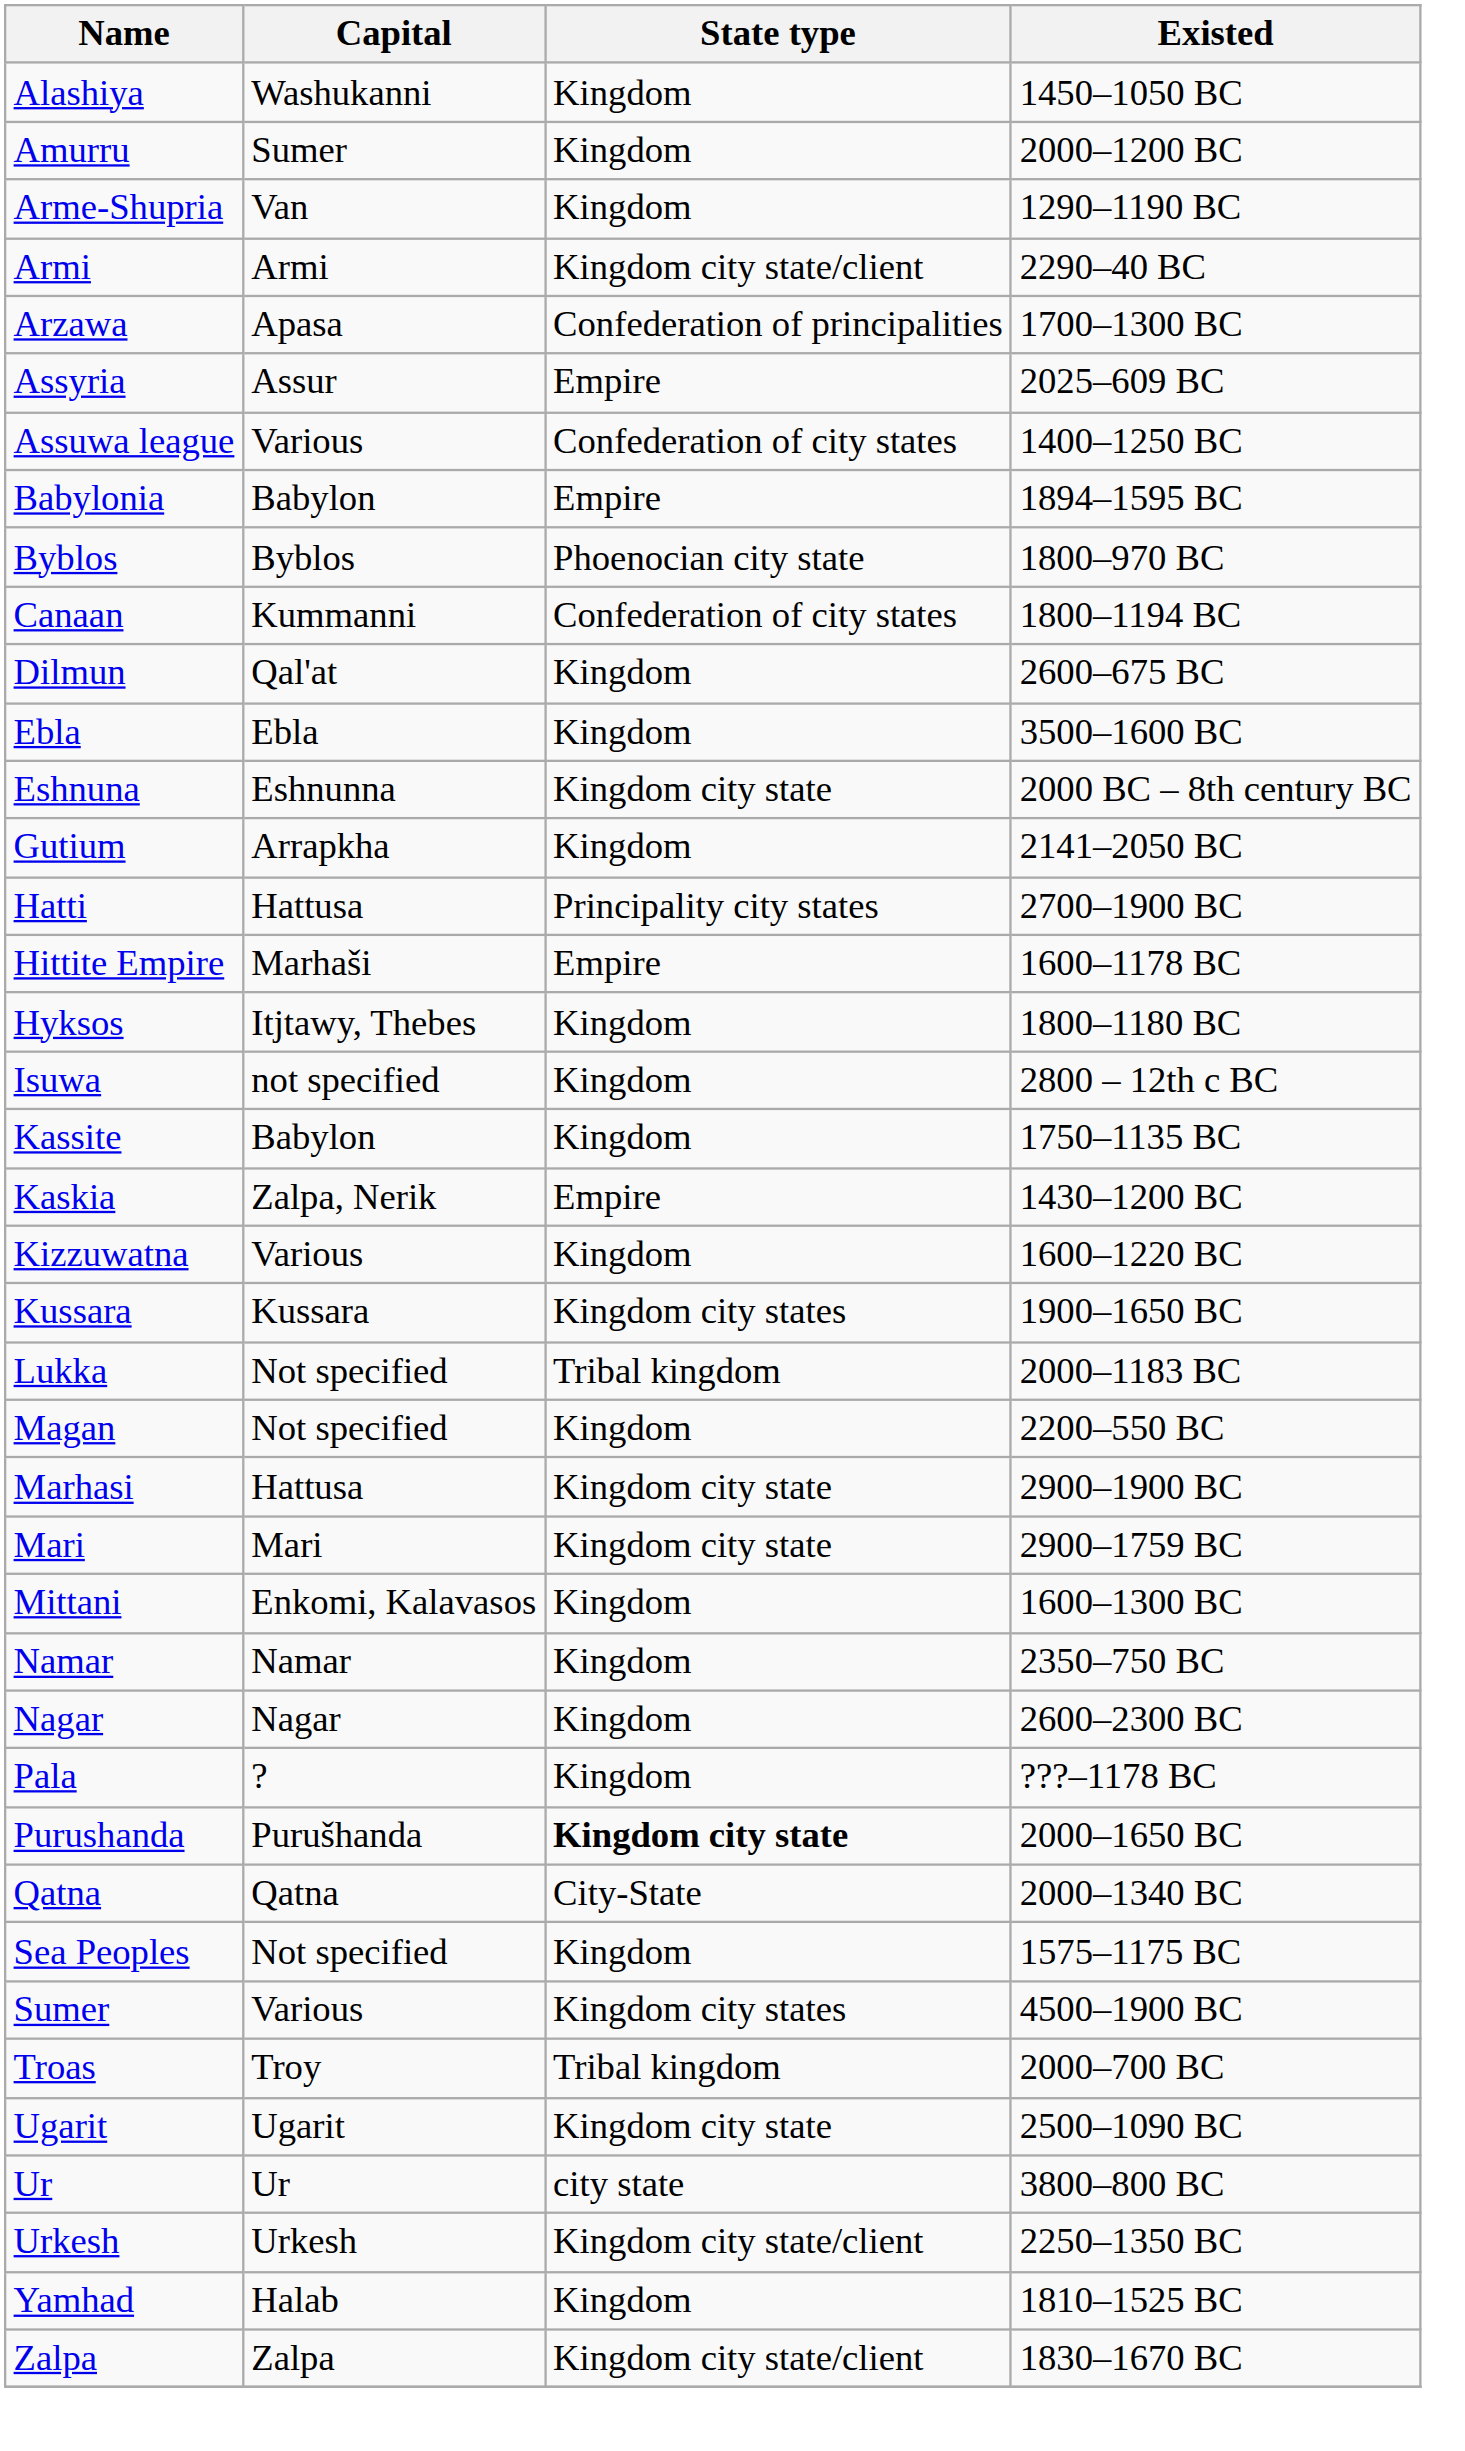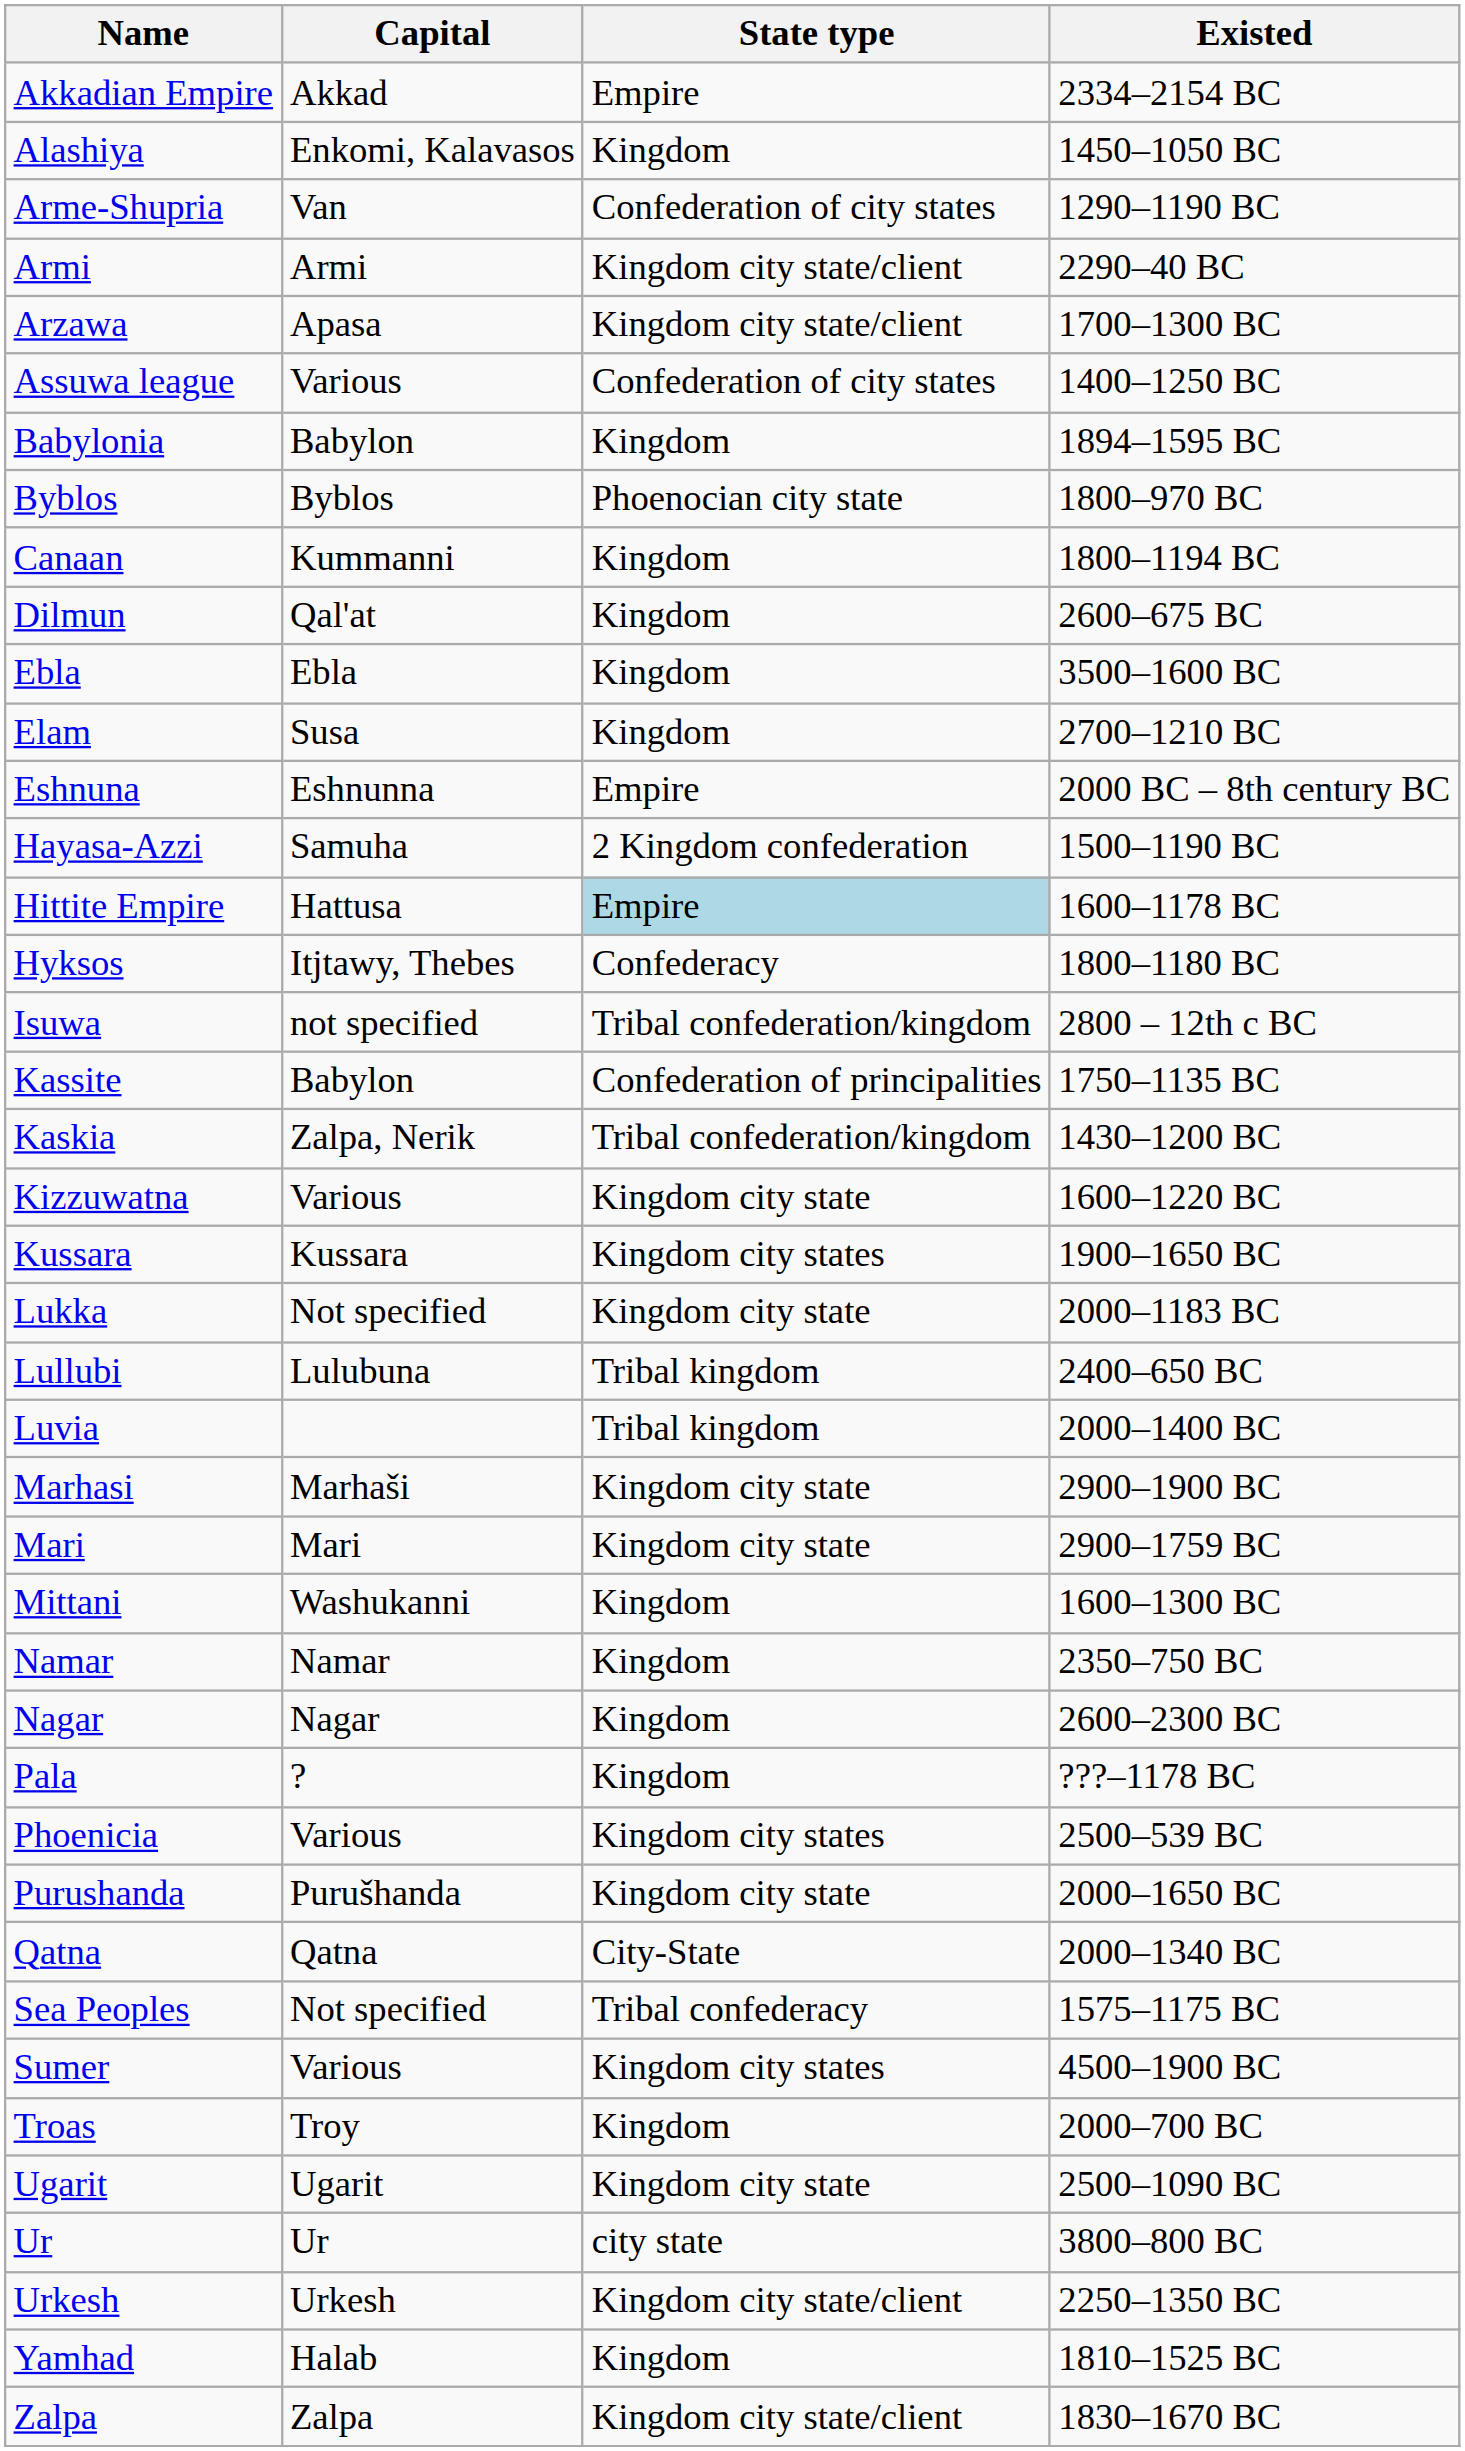+ row: (143, 91)
(341, 91) Washukanni -> (432, 149) Enkomi, Kalavasos
- row: (72, 149)
(622, 207) Kingdom -> (794, 207) Confederation of city states
(778, 324) Confederation of principalities -> (777, 324) Kingdom city state/client
- row: (70, 382)
(607, 498) Empire -> (661, 440) Kingdom
(755, 614) Confederation of city states -> (661, 556) Kingdom
+ row: (52, 730)
(693, 788) Kingdom city state -> (646, 788) Empire
- row: (70, 847)
- row: (50, 905)
+ row: (108, 847)
(311, 963) Marhaši -> (346, 905) Hattusa
(607, 963) no background -> (646, 905) lightblue background
(622, 1021) Kingdom -> (685, 963) Confederacy
(622, 1079) Kingdom -> (811, 1021) Tribal confederation/kingdom
(622, 1137) Kingdom -> (817, 1079) Confederation of principalities
(607, 1195) Empire -> (811, 1137) Tribal confederation/kingdom
(622, 1253) Kingdom -> (731, 1195) Kingdom city state
(667, 1370) Tribal kingdom -> (731, 1311) Kingdom city state
+ row: (68, 1370)
+ row: (56, 1428)
- row: (64, 1428)
(307, 1486) Hattusa -> (350, 1486) Marhaši
(394, 1602) Enkomi, Kalavasos -> (380, 1602) Washukanni
+ row: (86, 1834)
(701, 1834) bold -> (731, 1893) normal
(622, 1951) Kingdom -> (730, 2009) Tribal confederacy
(667, 2067) Tribal kingdom -> (661, 2125) Kingdom
